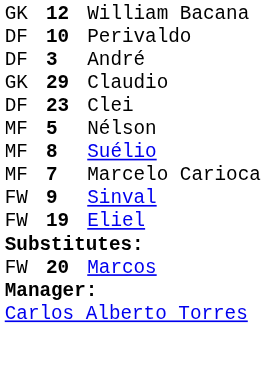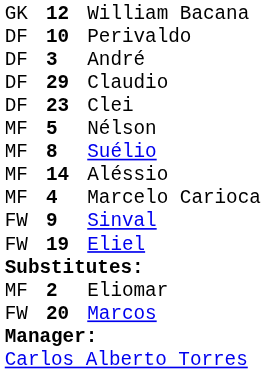(16, 83) GK -> (16, 83) DF
+ row: (128, 175)
(52, 175) 7 -> (52, 198) 4
+ row: (128, 291)
